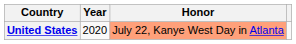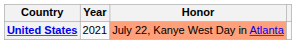(95, 30) 2020 -> (95, 30) 2021
